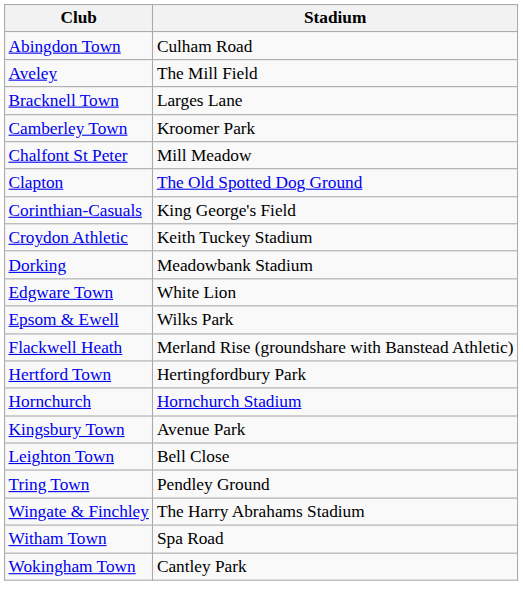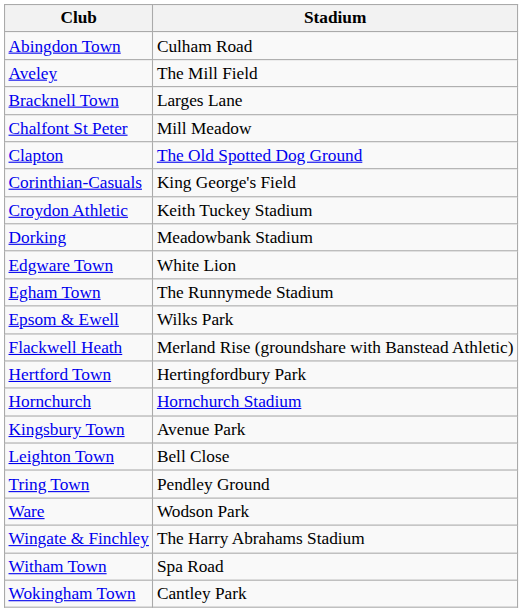- row: (68, 127)
+ row: (55, 292)
+ row: (27, 511)
